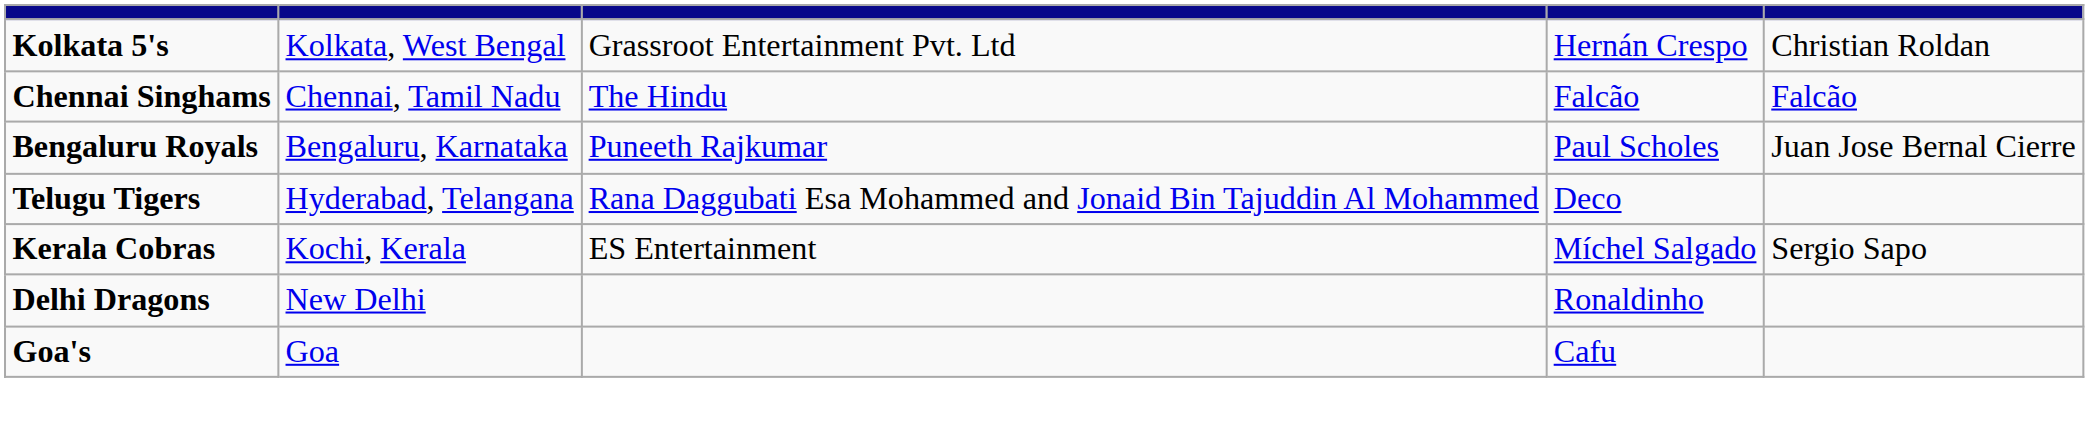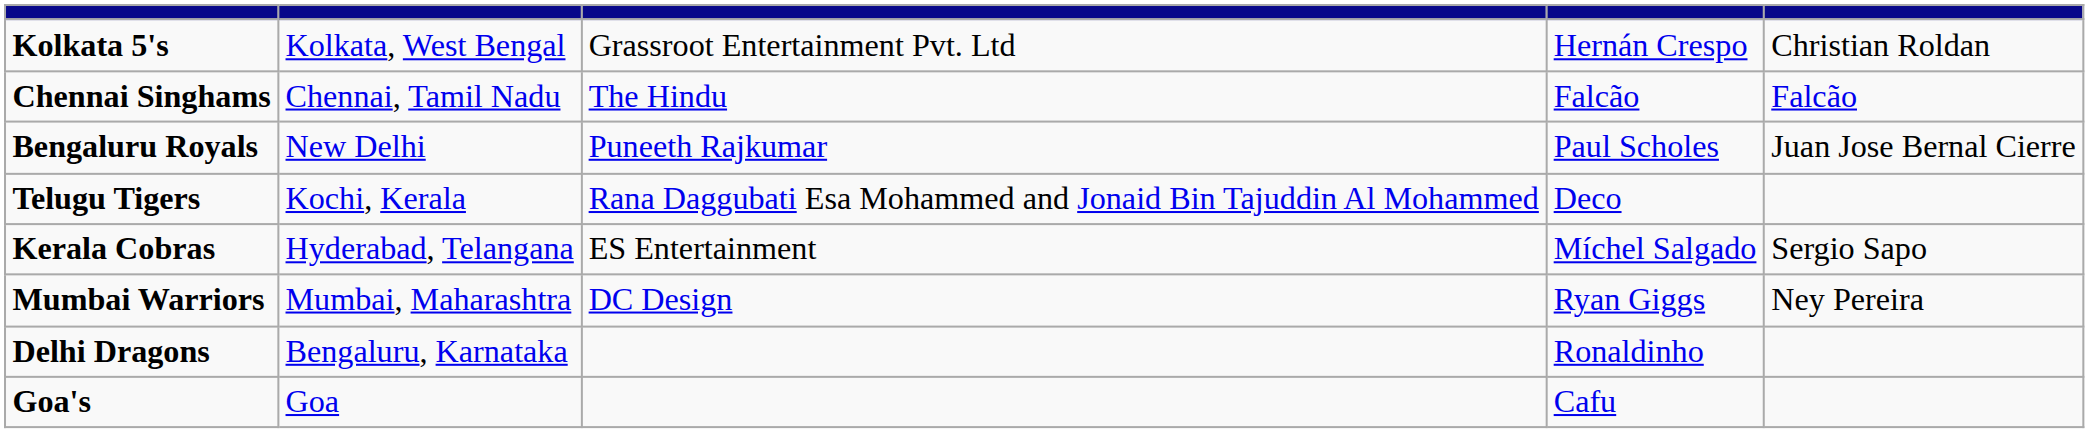(427, 146) Bengaluru, Karnataka -> (356, 146) New Delhi
(430, 197) Hyderabad, Telangana -> (376, 197) Kochi, Kerala
(376, 248) Kochi, Kerala -> (430, 248) Hyderabad, Telangana
+ row: (139, 299)
(356, 299) New Delhi -> (427, 350) Bengaluru, Karnataka
